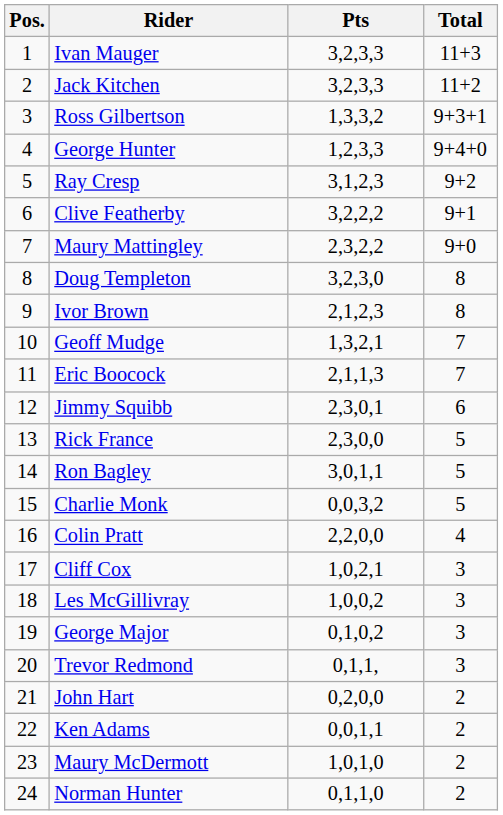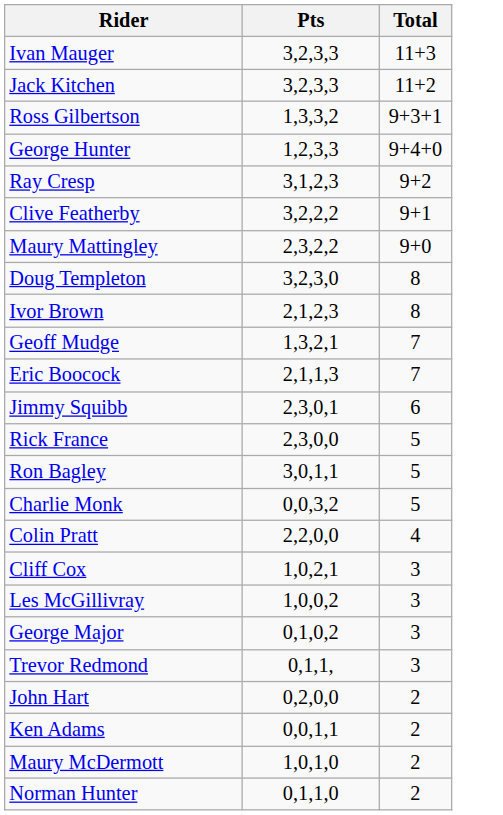- column: (27, 20)
